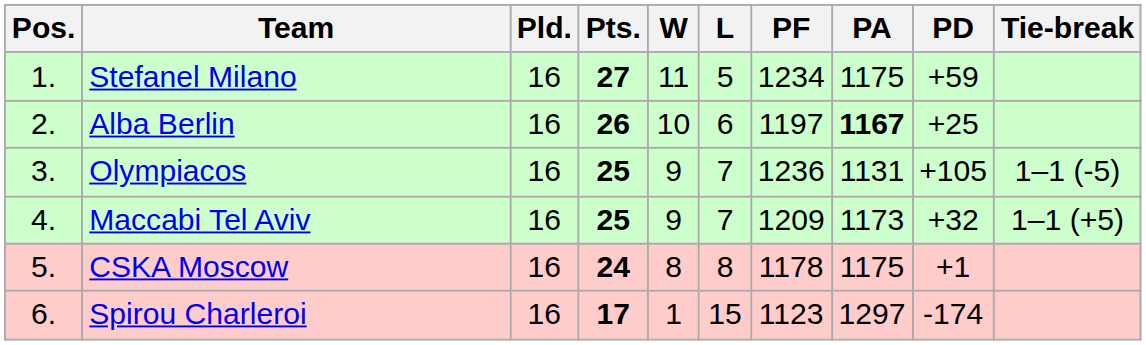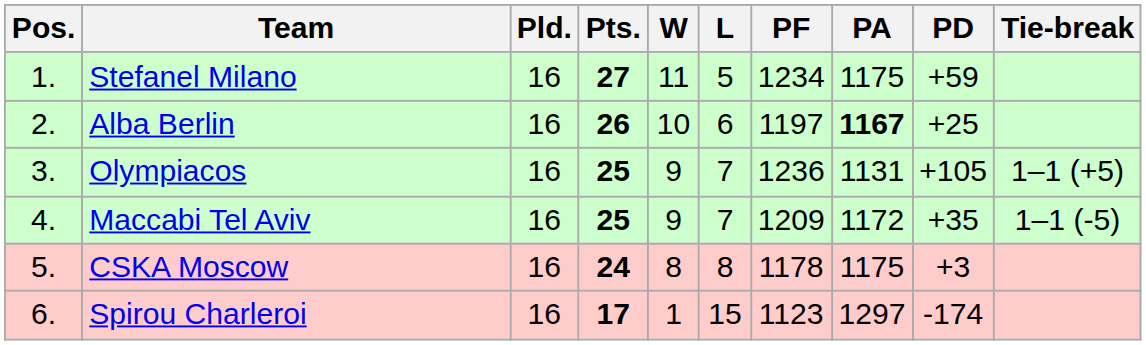(1068, 171) 1–1 (-5) -> (1068, 171) 1–1 (+5)
(872, 219) 1173 -> (872, 219) 1172
(953, 219) +32 -> (953, 219) +35
(1068, 219) 1–1 (+5) -> (1068, 219) 1–1 (-5)
(953, 266) +1 -> (953, 266) +3
